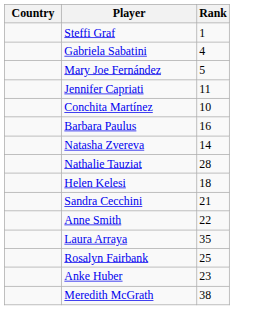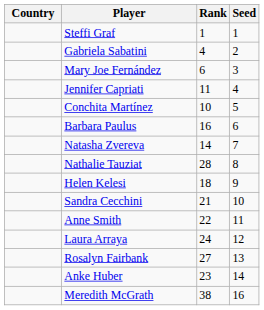+ column: (244, 13)
(202, 70) 5 -> (202, 70) 6
(205, 239) 35 -> (205, 239) 24
(205, 257) 25 -> (205, 257) 27
